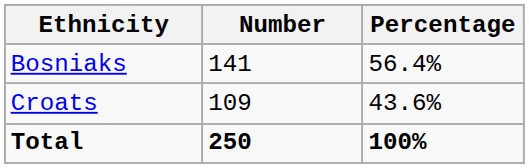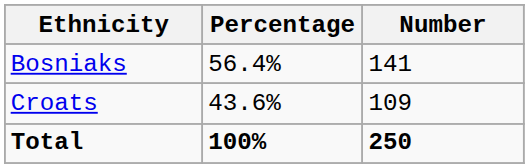columns swapped: (283, 25) <-> (443, 25)
